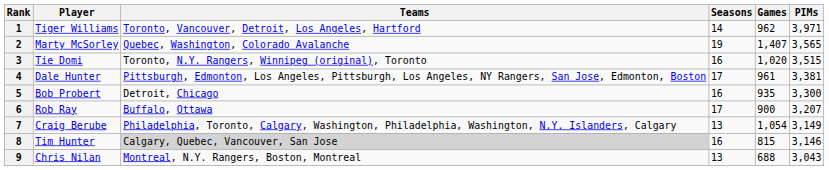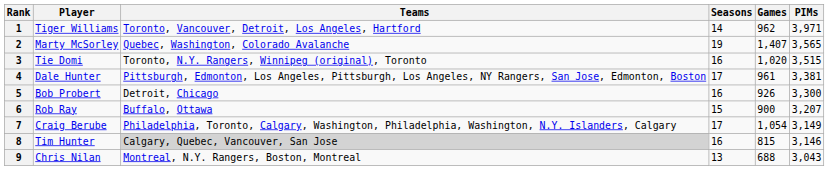(766, 93) 935 -> (766, 93) 926
(717, 109) 17 -> (717, 109) 15
(717, 125) 13 -> (717, 125) 17
